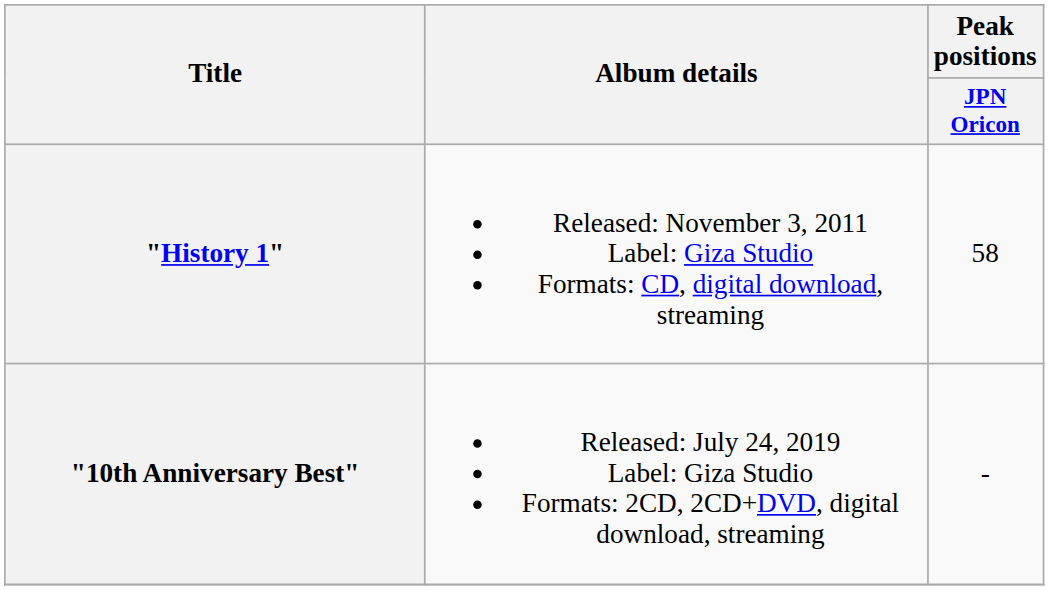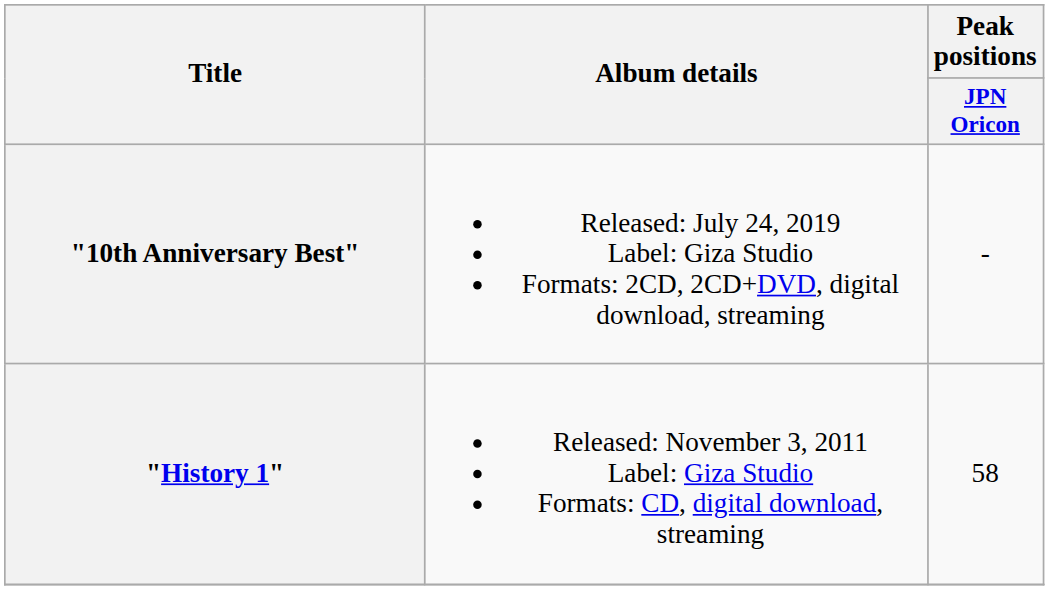rows swapped: (215, 253) <-> (215, 473)
